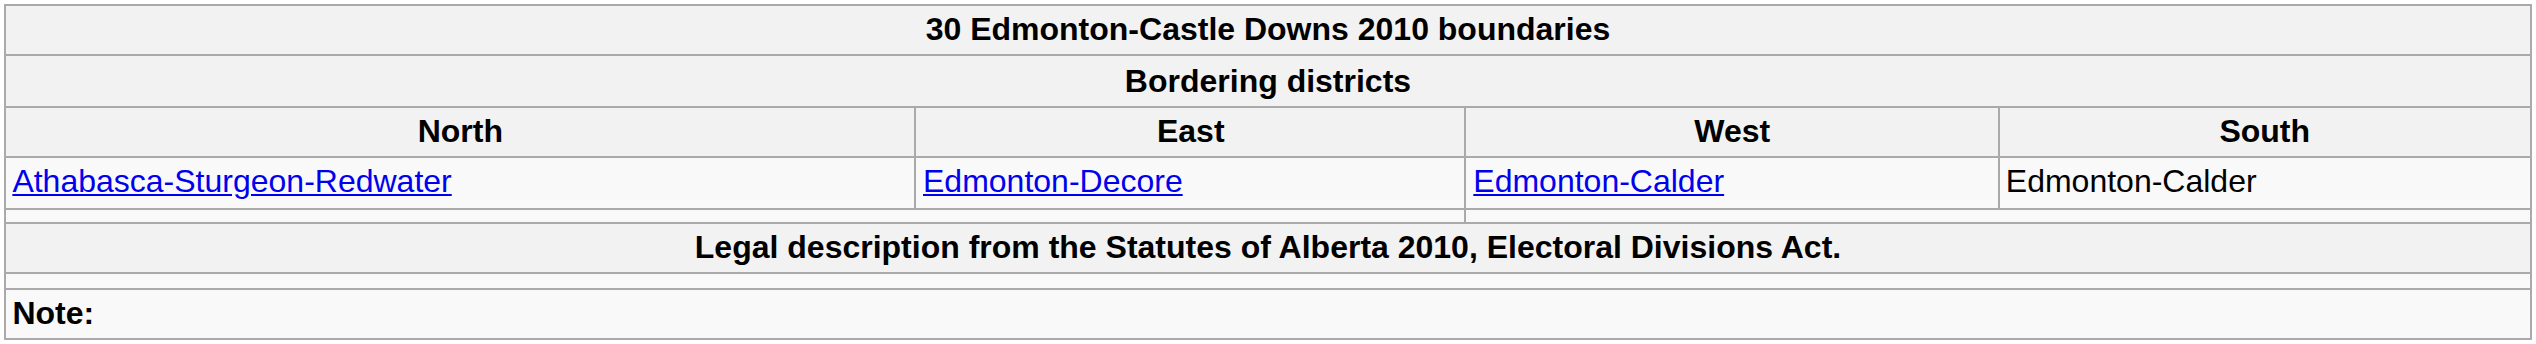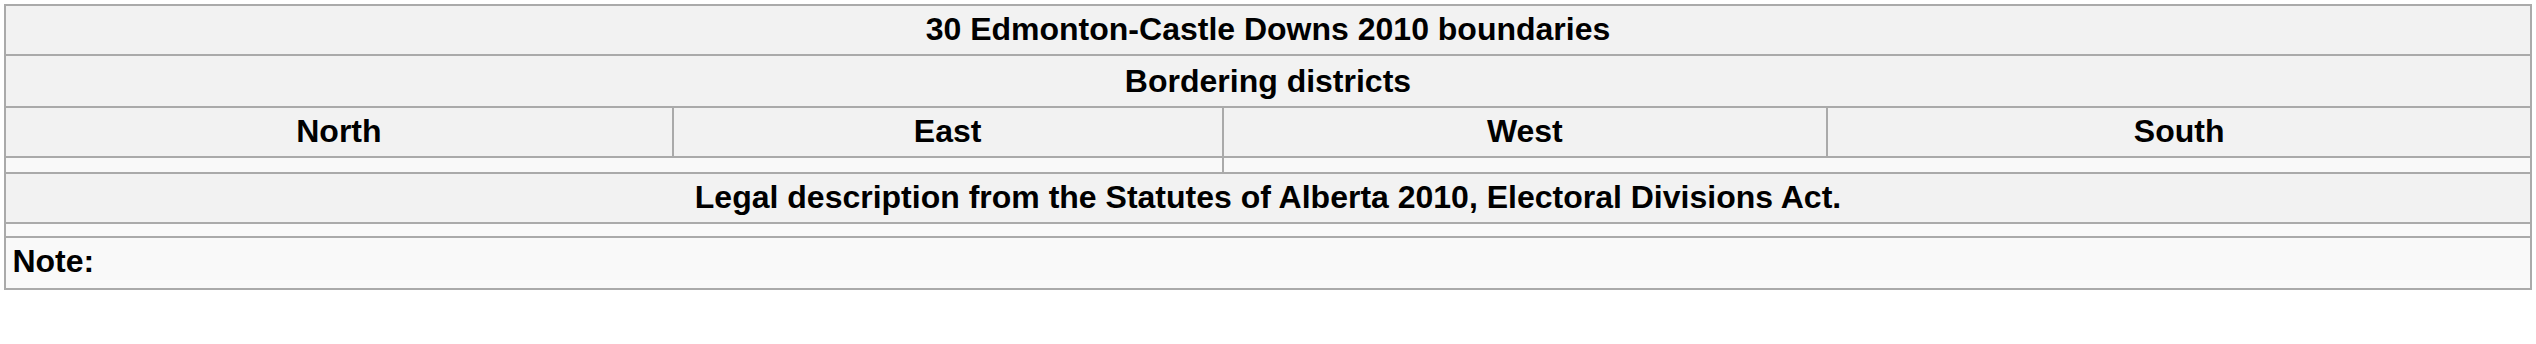- row: (232, 182)
